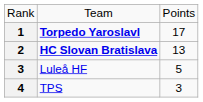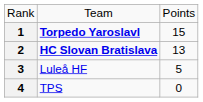(179, 32) 17 -> (179, 32) 15
(179, 87) 3 -> (179, 87) 0
